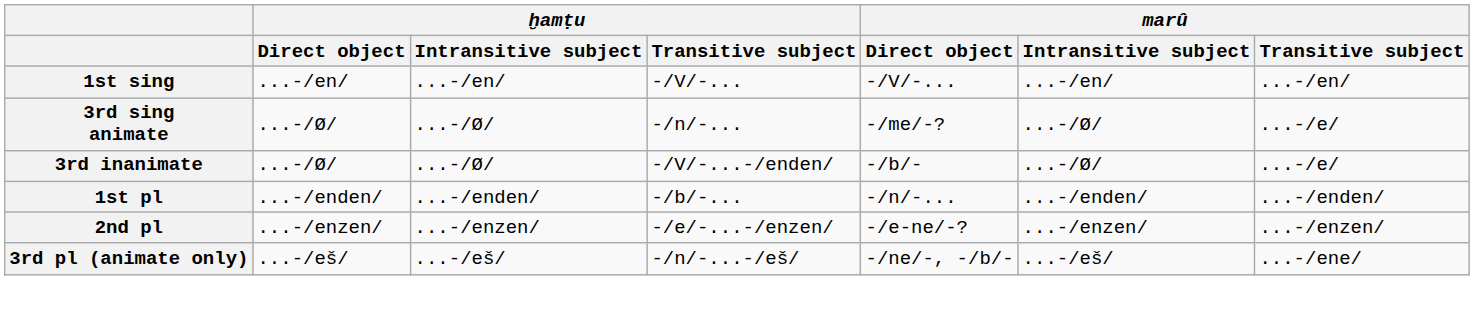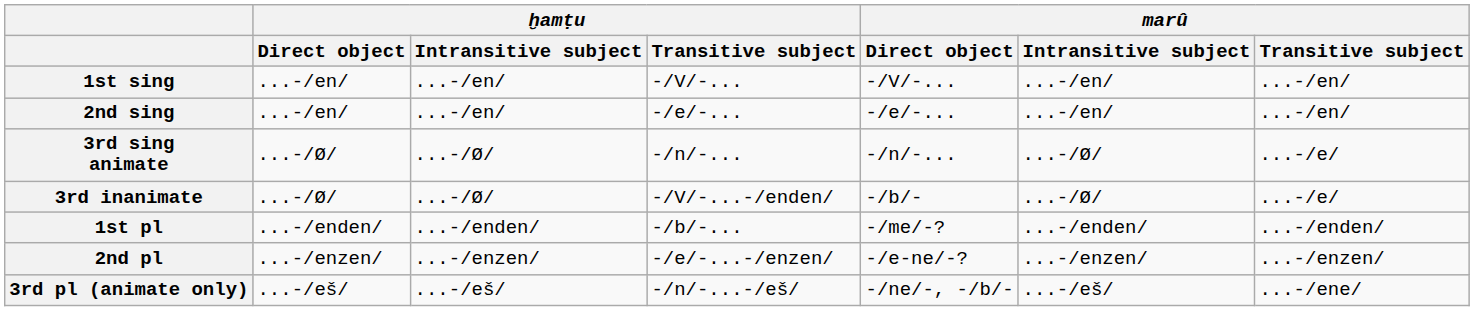+ row: (129, 113)
(905, 124) -/me/-? -> (911, 155) -/n/-...
(911, 197) -/n/-... -> (905, 228) -/me/-?
